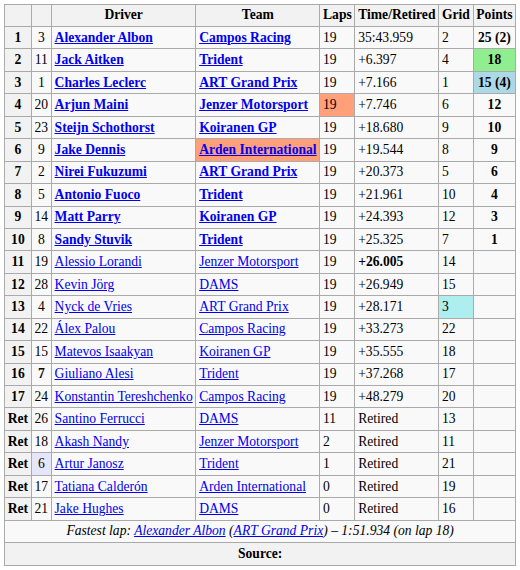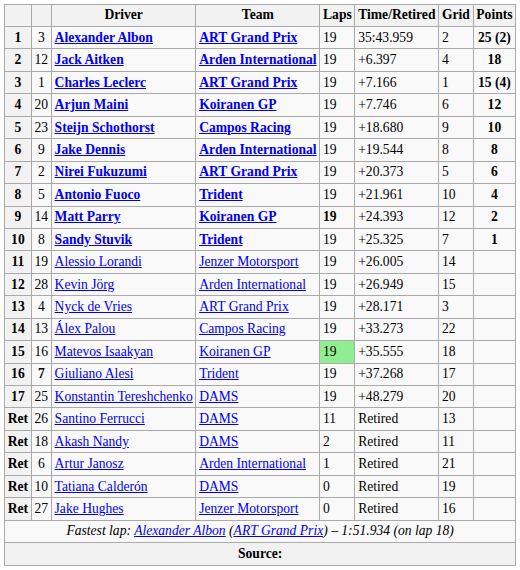(245, 37) Campos Racing -> (248, 37) ART Grand Prix
(41, 60) 11 -> (41, 60) 12
(221, 60) Trident -> (258, 60) Arden International
(494, 60) lightgreen background -> (494, 60) no background
(494, 82) lightblue background -> (494, 82) no background
(254, 105) Jenzer Motorsport -> (238, 105) Koiranen GP
(330, 105) lightsalmon background -> (330, 105) no background
(238, 127) Koiranen GP -> (245, 127) Campos Racing
(258, 149) lightsalmon background -> (258, 149) no background
(494, 149) 9 -> (494, 149) 8
(330, 217) normal -> (330, 217) bold
(494, 217) 3 -> (494, 217) 2
(381, 262) bold -> (381, 262) normal
(219, 284) DAMS -> (253, 284) Arden International
(445, 306) paleturquoise background -> (445, 306) no background
(41, 329) 22 -> (41, 329) 13
(41, 351) 15 -> (41, 351) 16
(330, 351) no background -> (330, 351) lightgreen background
(41, 396) 24 -> (41, 396) 25
(242, 396) Campos Racing -> (219, 396) DAMS
(249, 441) Jenzer Motorsport -> (219, 441) DAMS
(41, 464) lavender background -> (41, 464) no background
(219, 464) Trident -> (253, 464) Arden International
(41, 486) 17 -> (41, 486) 10
(253, 486) Arden International -> (219, 486) DAMS
(41, 508) 21 -> (41, 508) 27
(219, 508) DAMS -> (249, 508) Jenzer Motorsport
